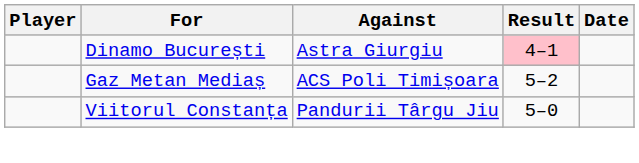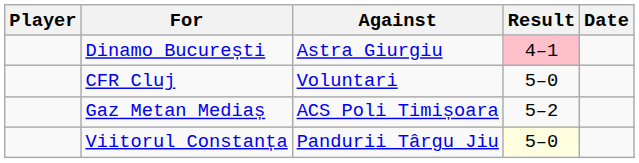+ row: (130, 81)
(541, 112) no background -> (541, 142) lightyellow background
